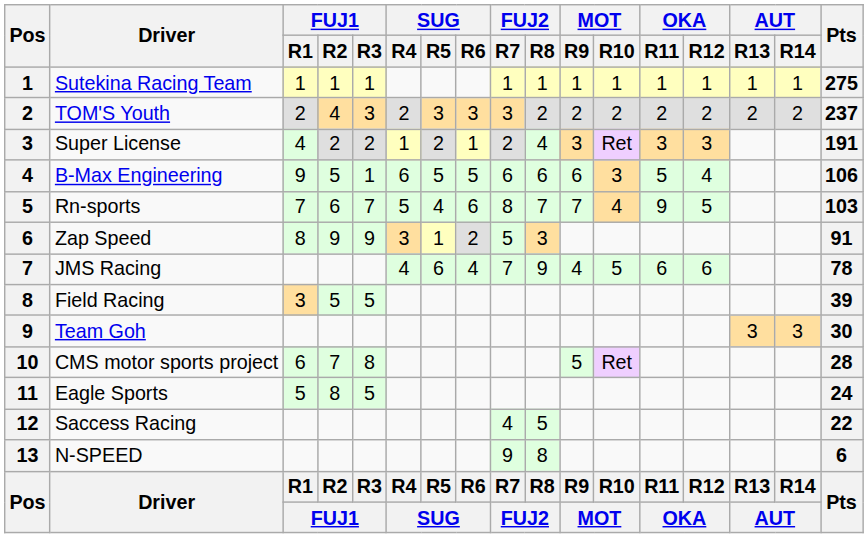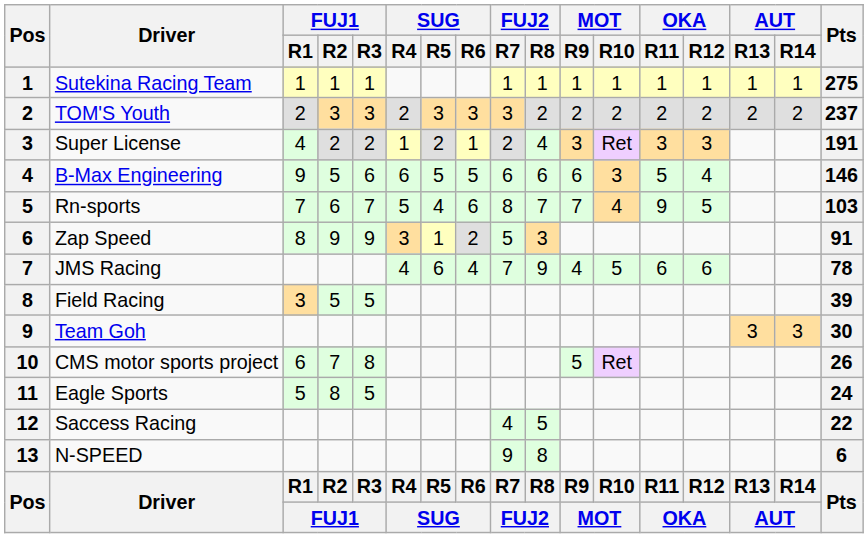(335, 113) 4 -> (335, 113) 3
(369, 175) 1 -> (369, 175) 6
(841, 175) 106 -> (841, 175) 146
(841, 362) 28 -> (841, 362) 26
